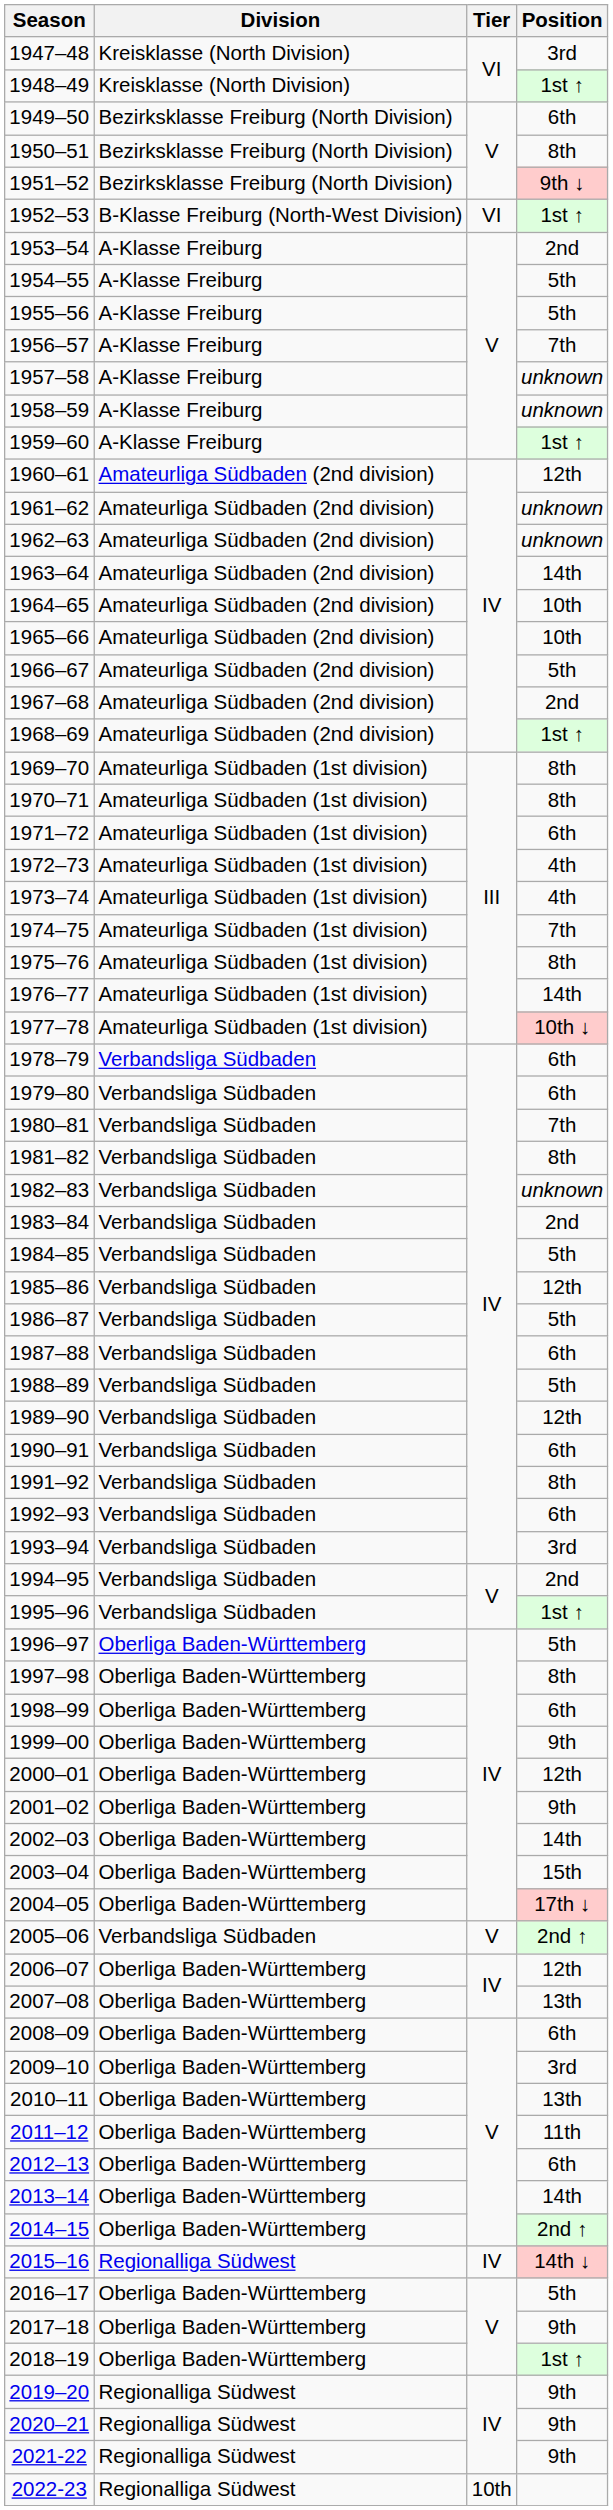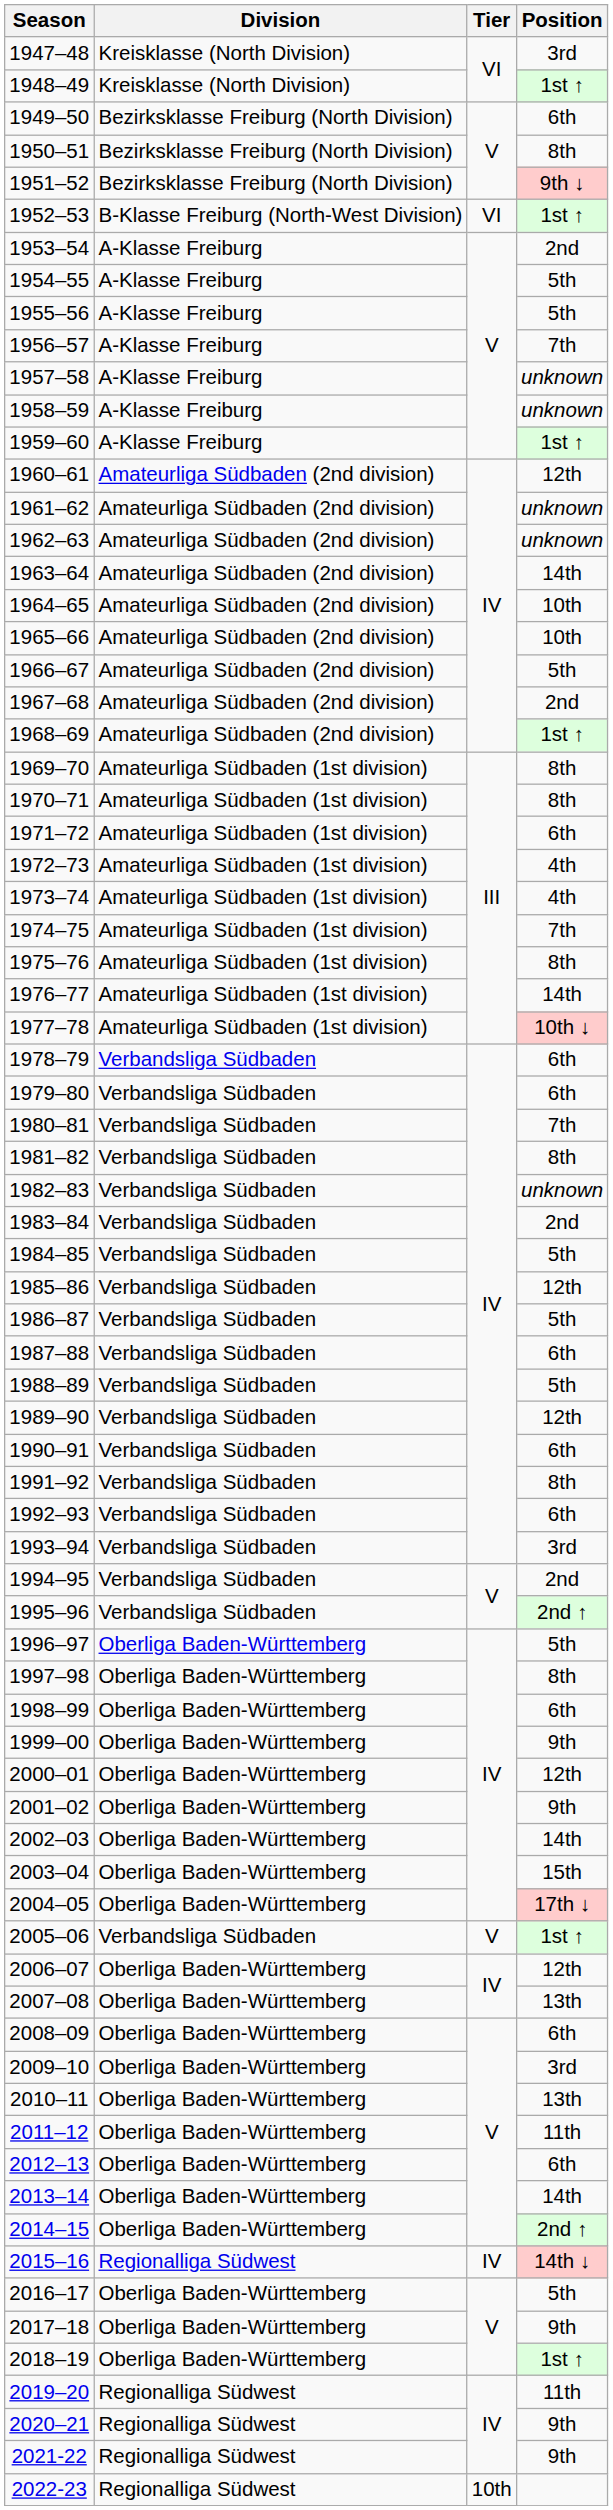(562, 1612) 1st ↑ -> (562, 1612) 2nd ↑
(562, 1937) 2nd ↑ -> (562, 1937) 1st ↑
(562, 2391) 9th -> (562, 2391) 11th
